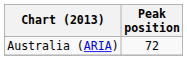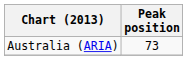(152, 46) 72 -> (152, 46) 73
